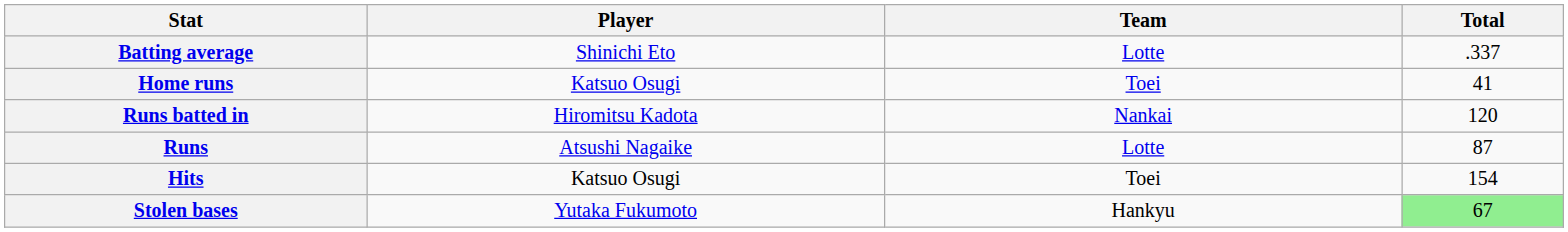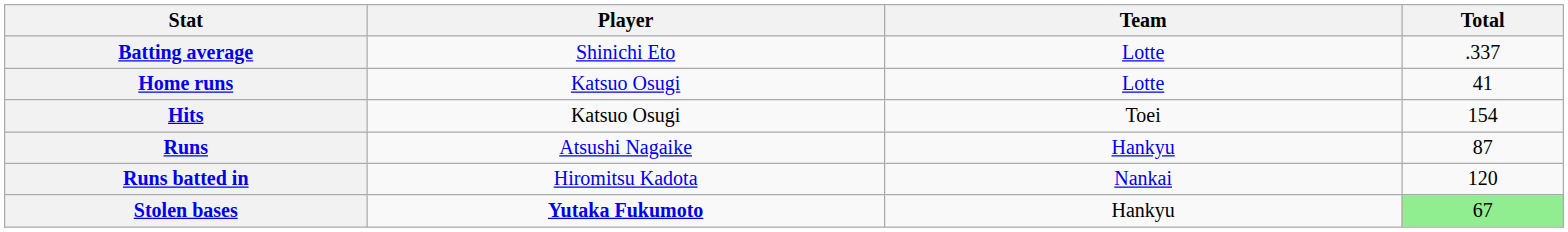(1143, 83) Toei -> (1143, 83) Lotte
rows swapped: (186, 115) <-> (186, 178)
(1143, 147) Lotte -> (1143, 147) Hankyu
(626, 210) normal -> (626, 210) bold
